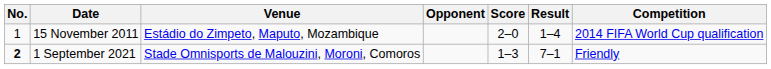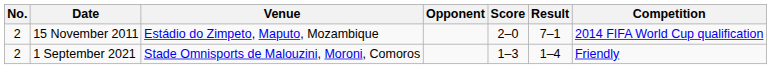(17, 34) 1 -> (17, 34) 2
(550, 34) 1–4 -> (550, 34) 7–1
(17, 53) bold -> (17, 53) normal
(550, 53) 7–1 -> (550, 53) 1–4
